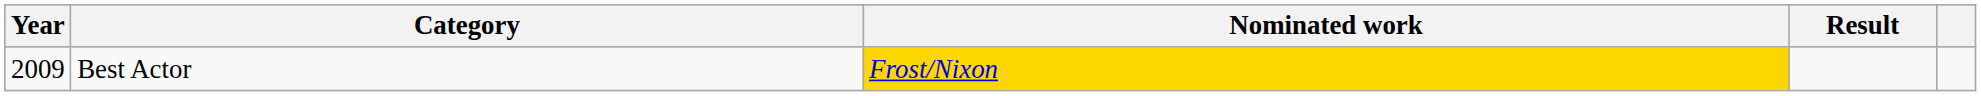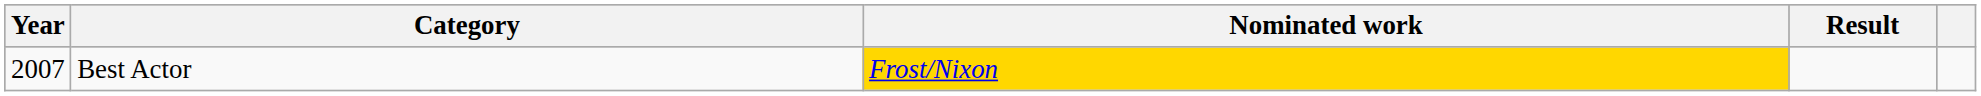(38, 68) 2009 -> (38, 68) 2007
